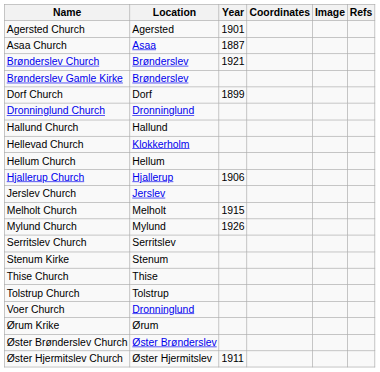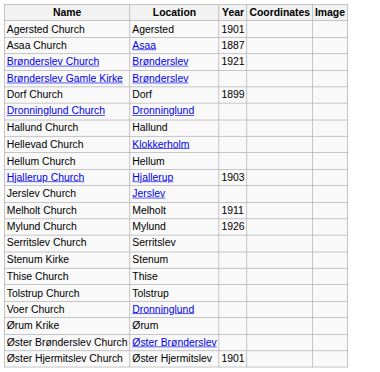- column: (361, 12)
(233, 177) 1906 -> (233, 177) 1903
(233, 210) 1915 -> (233, 210) 1911
(233, 359) 1911 -> (233, 359) 1901
